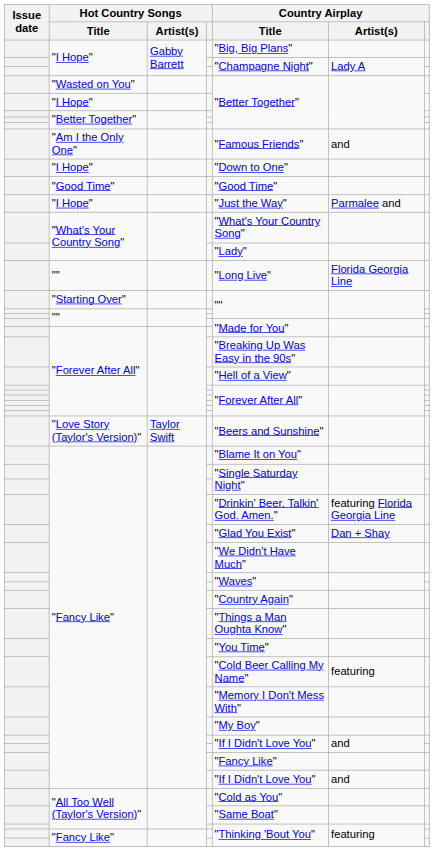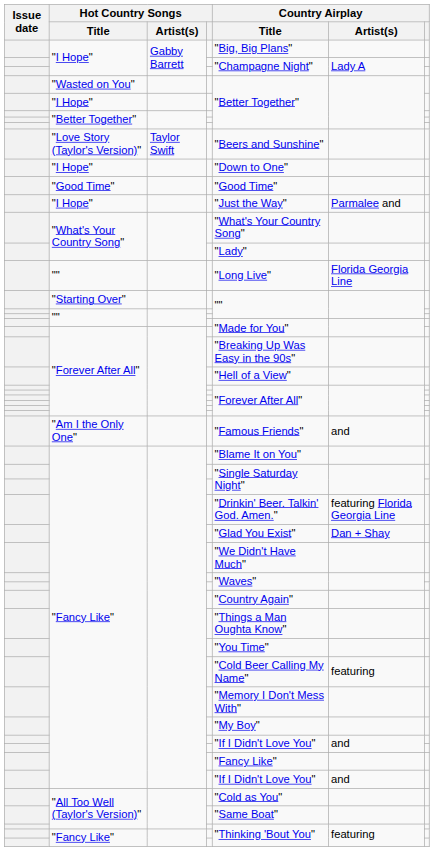rows swapped: (97, 431) <-> (88, 144)
